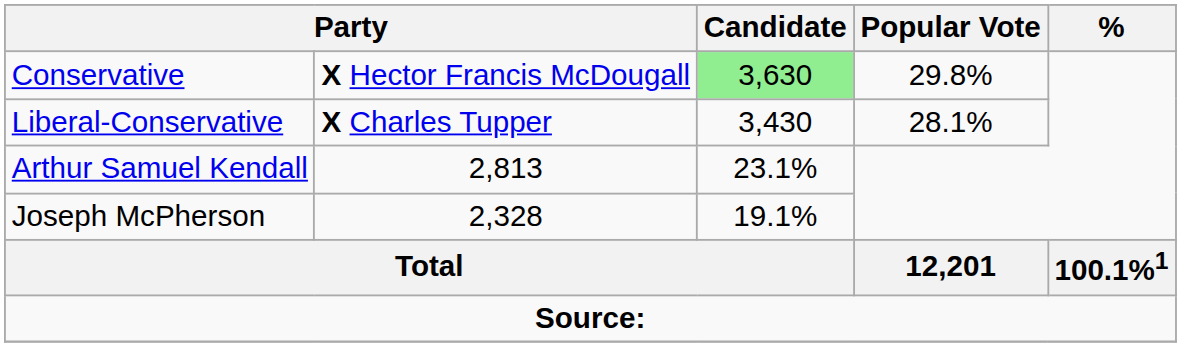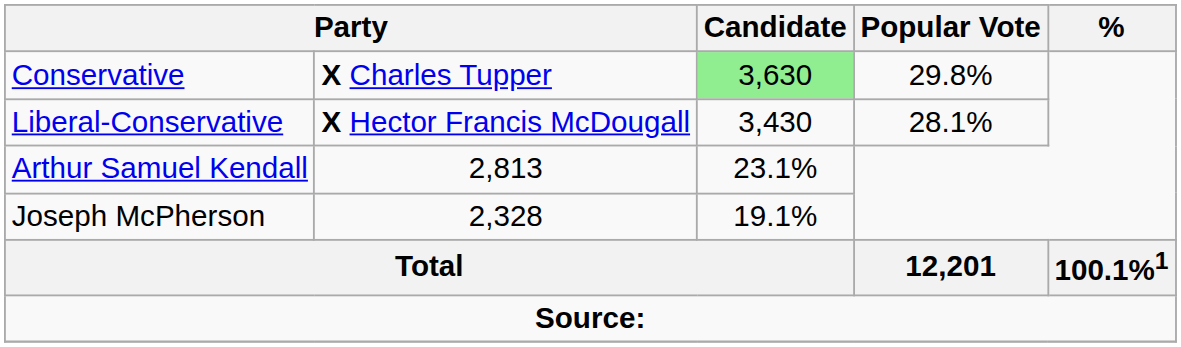(506, 74) X Hector Francis McDougall -> (437, 74) X Charles Tupper
(437, 121) X Charles Tupper -> (506, 121) X Hector Francis McDougall
